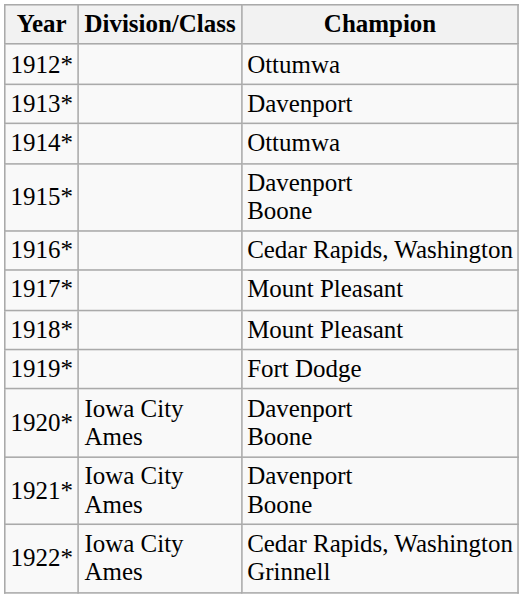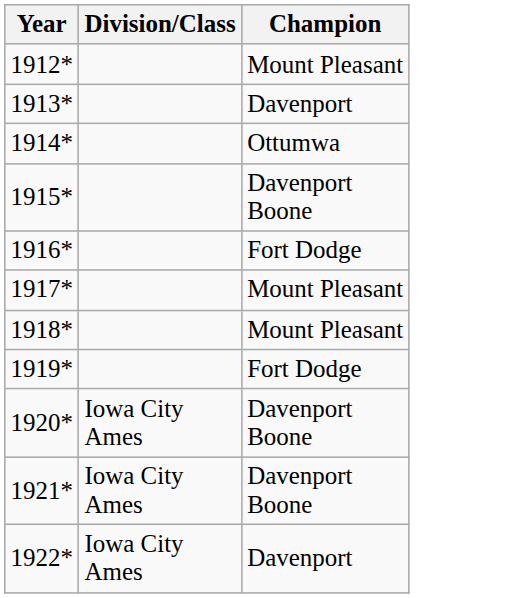(294, 63) Ottumwa -> (325, 63) Mount Pleasant
(380, 250) Cedar Rapids, Washington -> (304, 250) Fort Dodge
(380, 558) Cedar Rapids, Washington Grinnell -> (300, 558) Davenport
